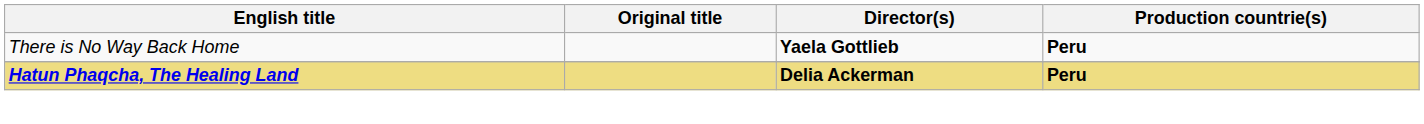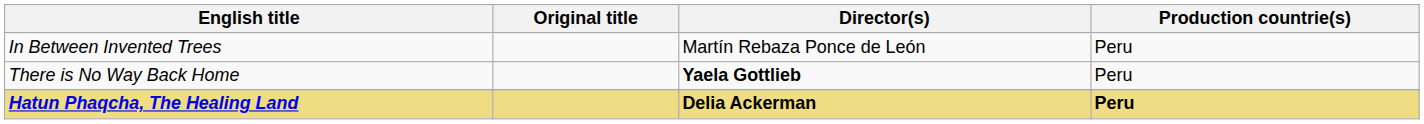+ row: (115, 47)
(1067, 47) bold -> (1113, 75) normal
